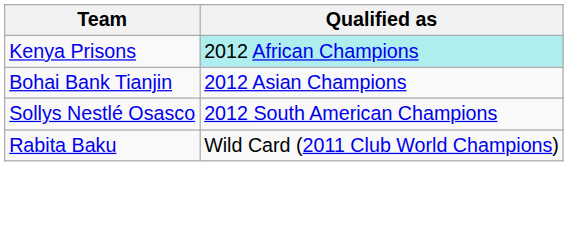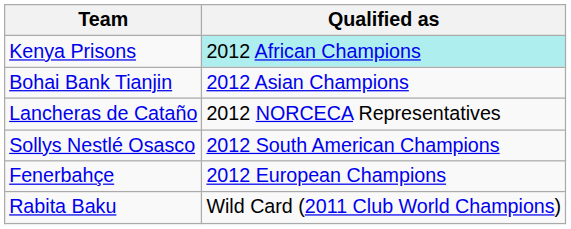+ row: (103, 113)
+ row: (62, 176)
